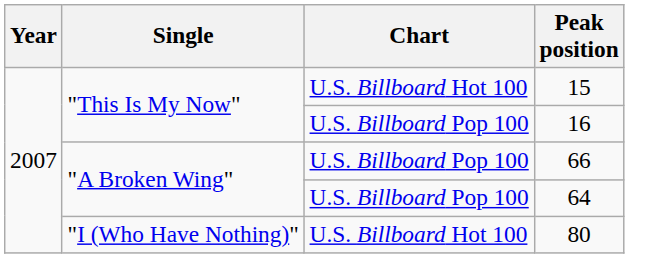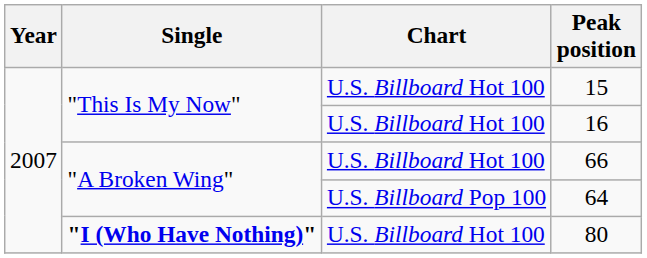(419, 123) U.S. Billboard Pop 100 -> (436, 123) U.S. Billboard Hot 100
(419, 160) U.S. Billboard Pop 100 -> (436, 160) U.S. Billboard Hot 100
(183, 234) normal -> (192, 234) bold
